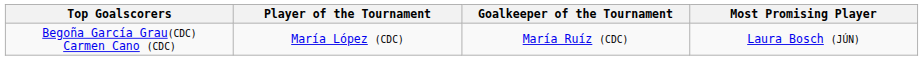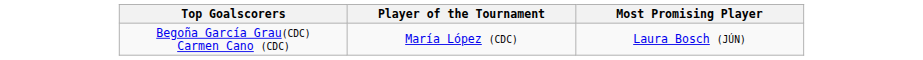- column: (575, 14)
